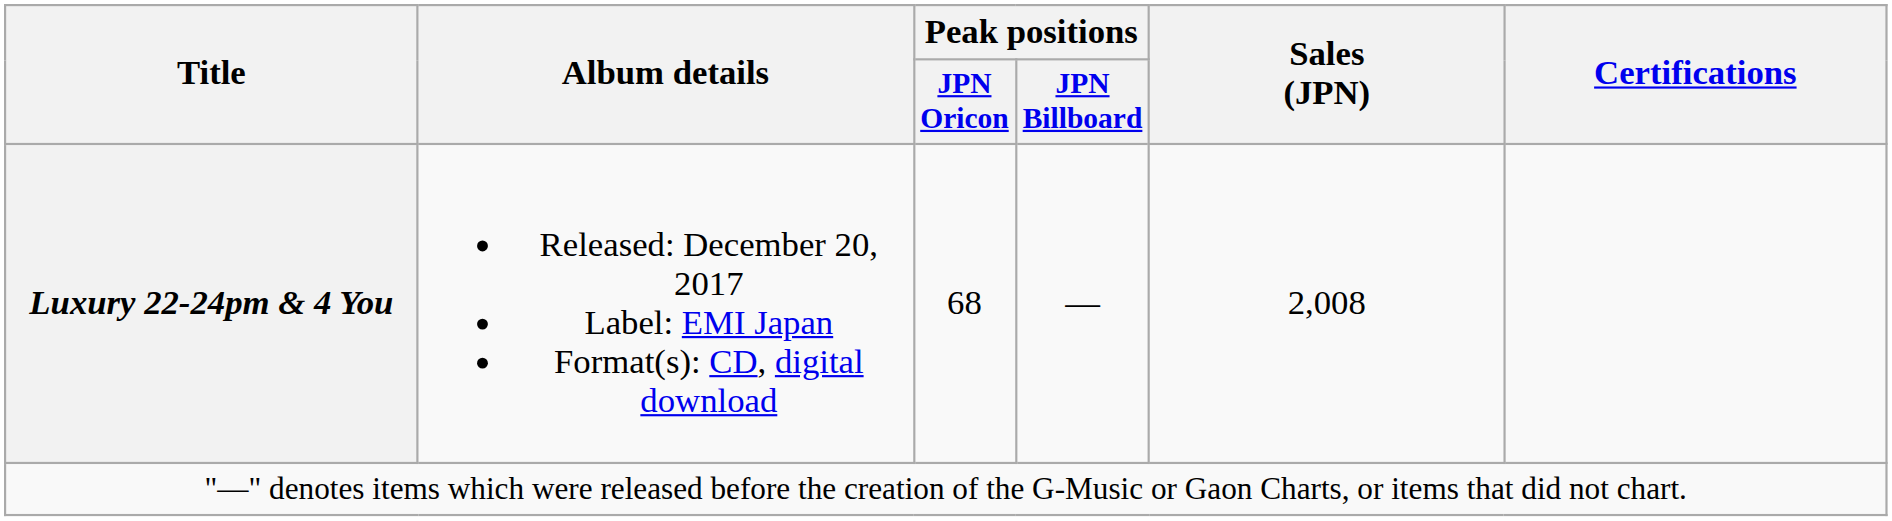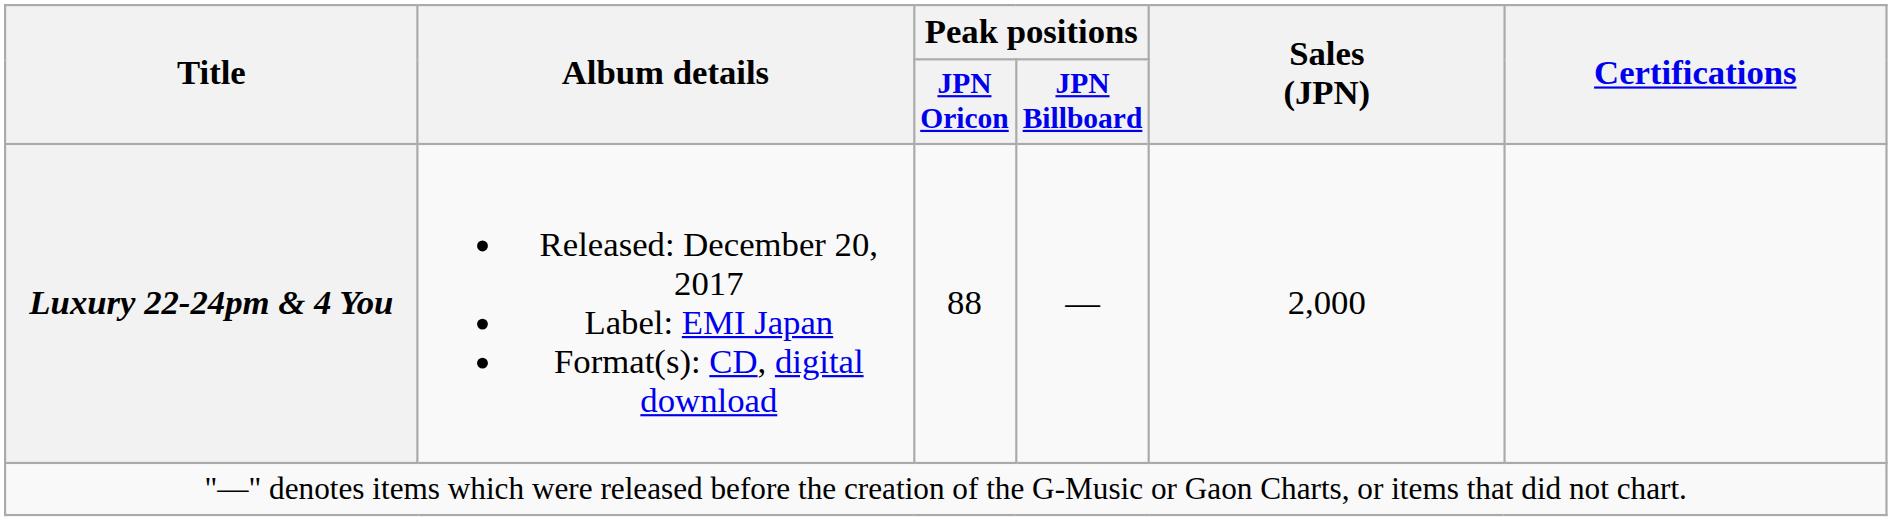(964, 302) 68 -> (964, 302) 88
(1327, 302) 2,008 -> (1327, 302) 2,000
